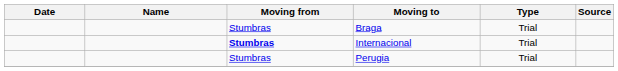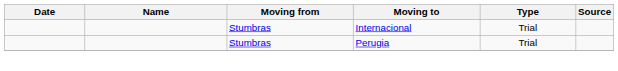- row: (369, 27)
(252, 43) bold -> (250, 27) normal
